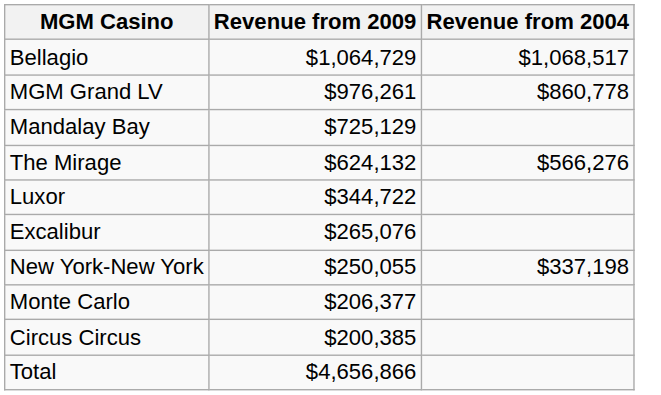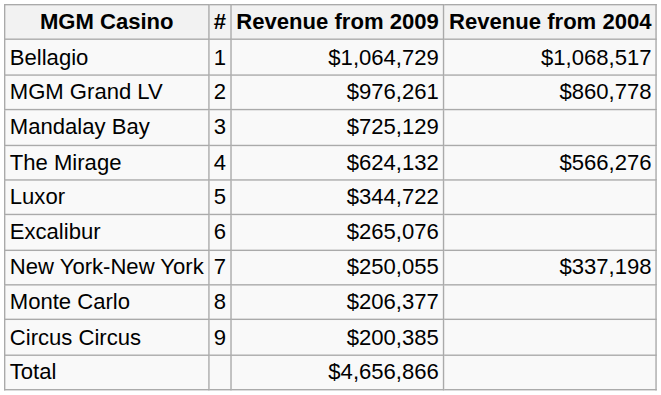+ column: (220, 22)
